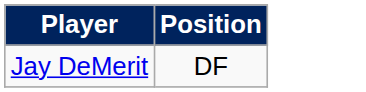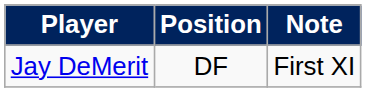+ column: (314, 24)
